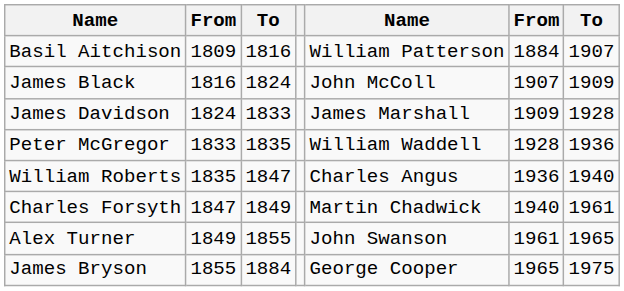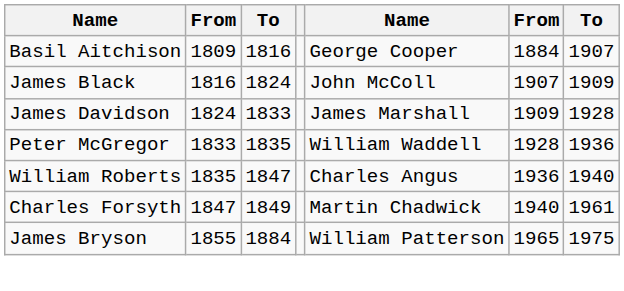(407, 51) William Patterson -> (384, 51) George Cooper
- row: (72, 238)
(384, 269) George Cooper -> (407, 238) William Patterson
